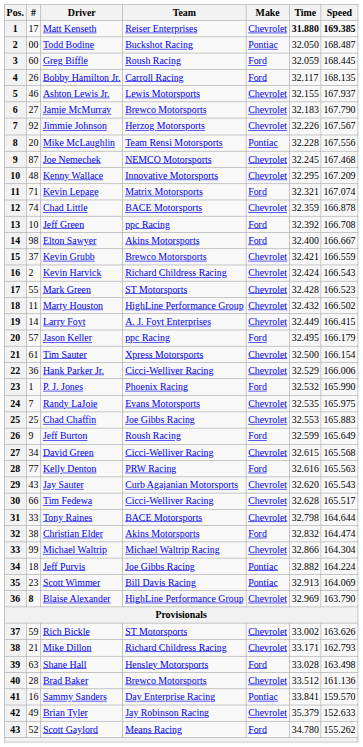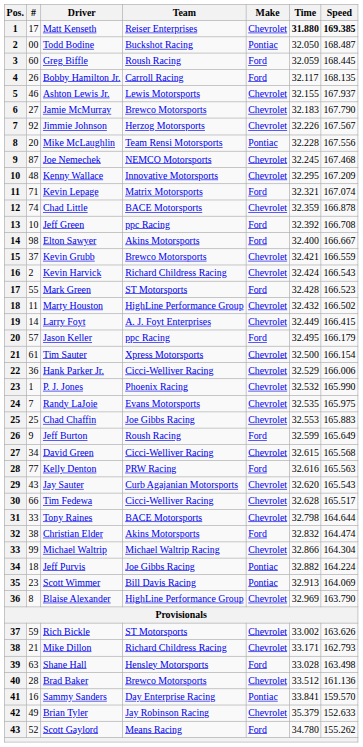(268, 289) Chevrolet -> (258, 289) Ford
(258, 387) Ford -> (268, 387) Chevrolet
(31, 599) bold -> (31, 599) normal
